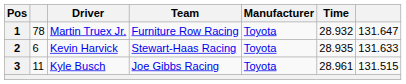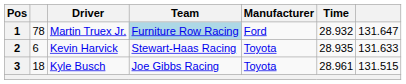(185, 31) no background -> (185, 31) lightblue background
(260, 31) Toyota -> (255, 31) Ford
(38, 66) 11 -> (39, 66) 18
